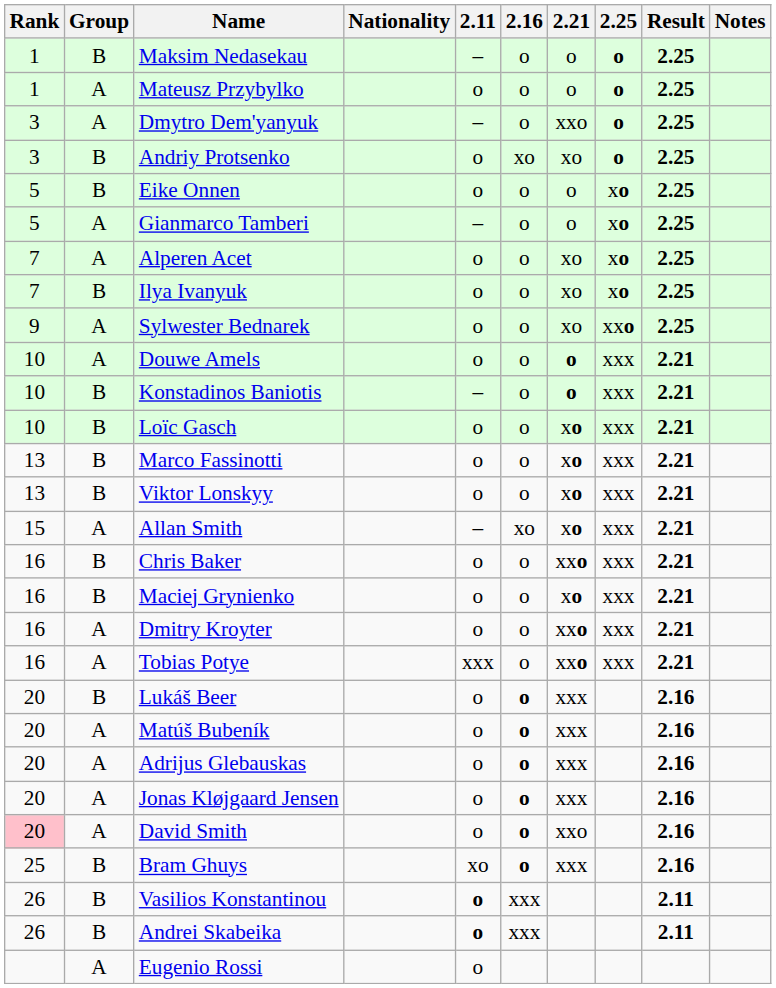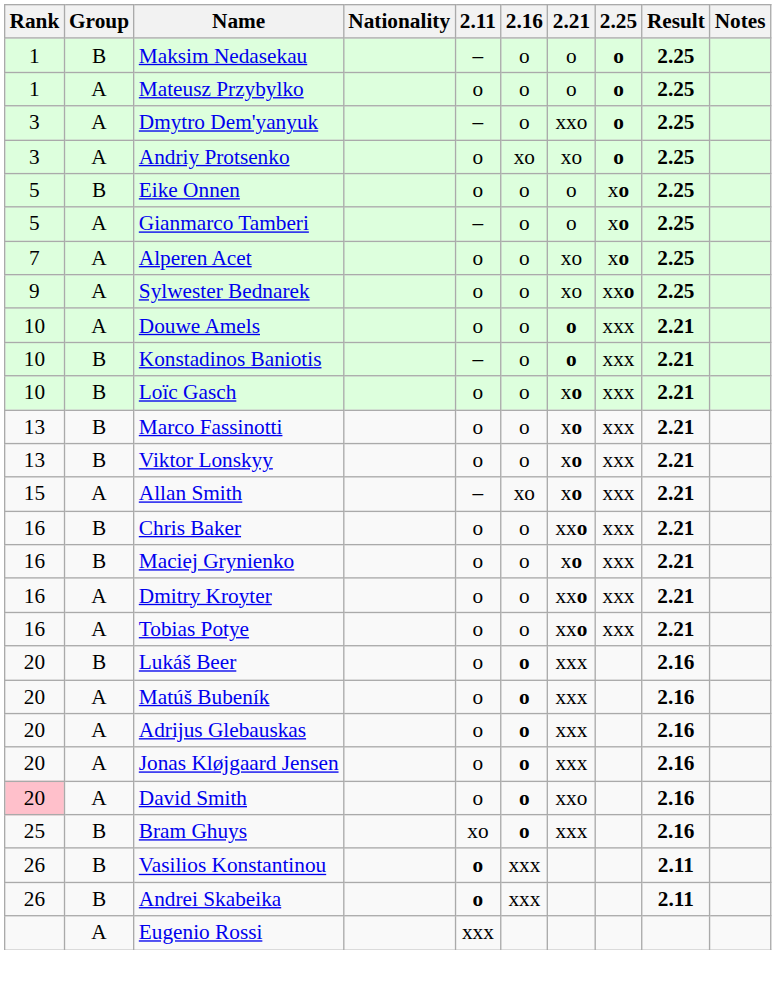(99, 156) B -> (99, 156) A
- row: (193, 291)
(478, 662) xxx -> (478, 628) o
(478, 966) o -> (478, 932) xxx
